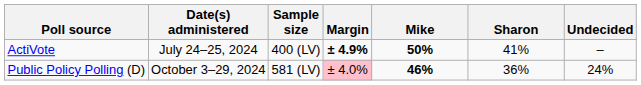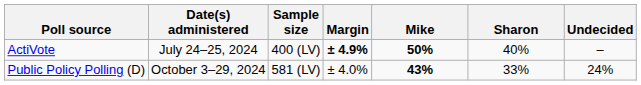(516, 50) 41% -> (516, 50) 40%
(348, 70) pink background -> (348, 70) no background
(420, 70) 46% -> (420, 70) 43%
(516, 70) 36% -> (516, 70) 33%
